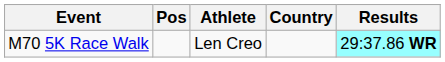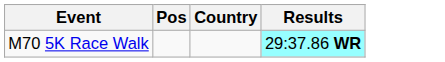- column: (228, 17)
